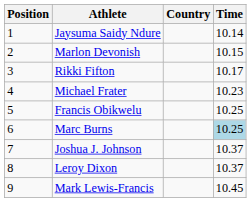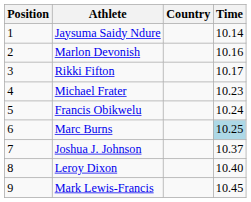(230, 52) 10.15 -> (230, 52) 10.16
(230, 110) 10.25 -> (230, 110) 10.24
(230, 168) 10.37 -> (230, 168) 10.40
